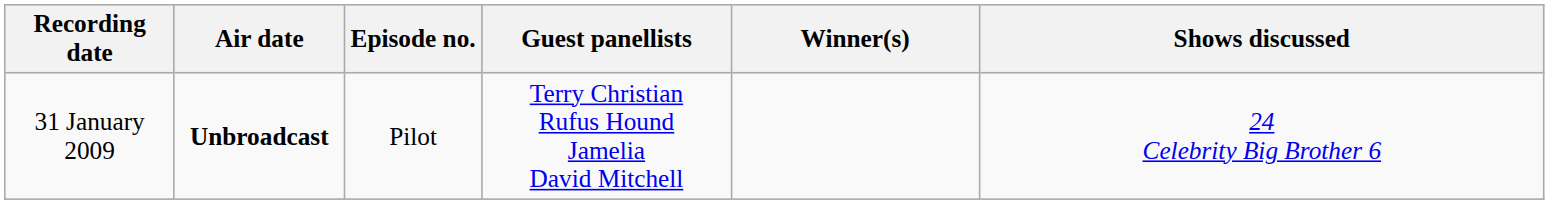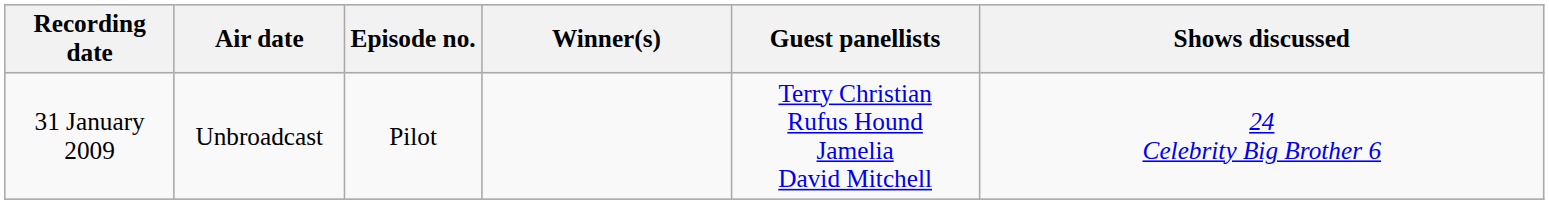columns swapped: (606, 38) <-> (855, 38)
(259, 135) bold -> (259, 135) normal
